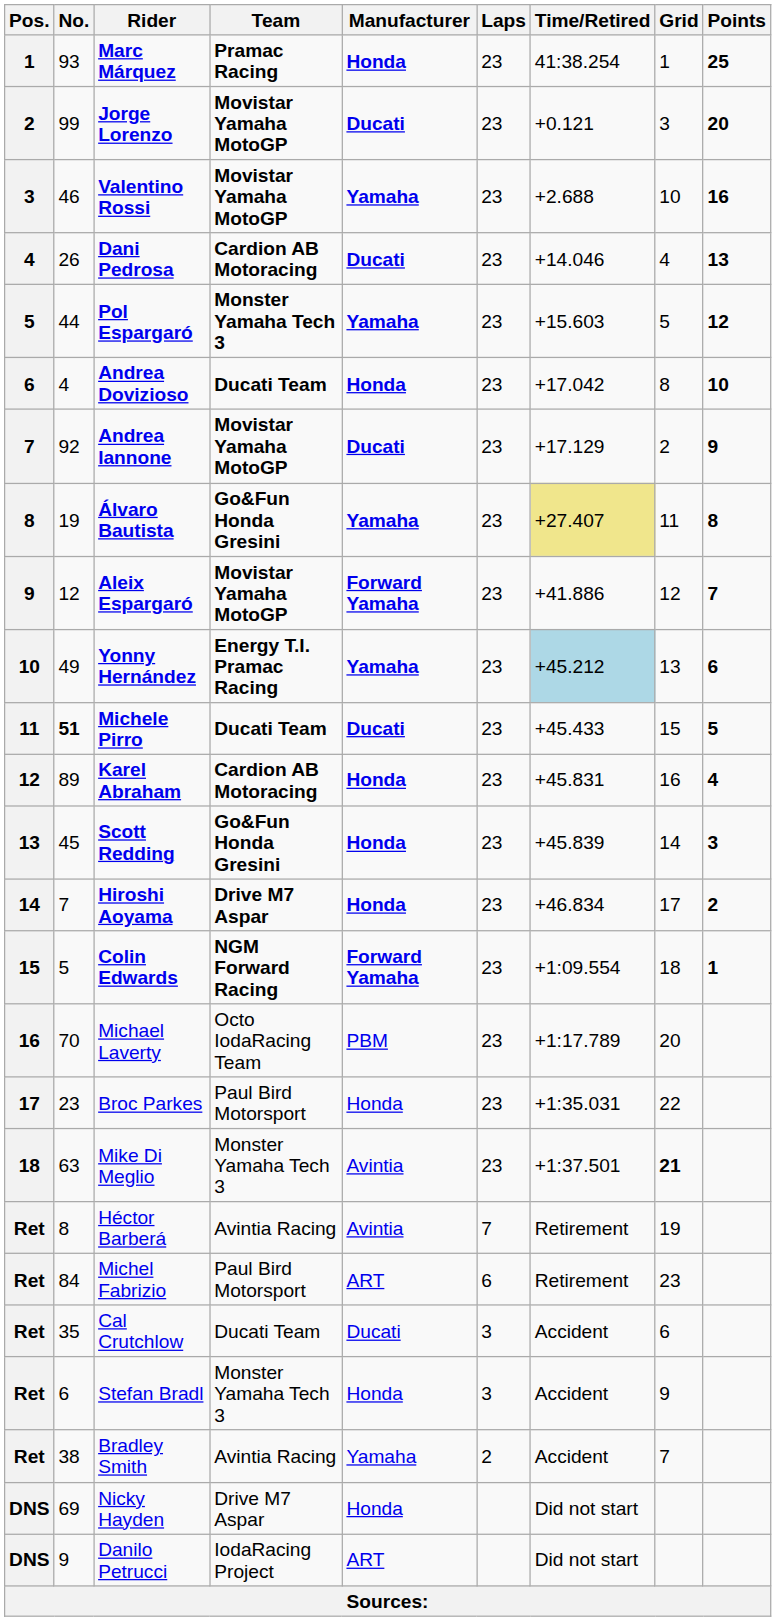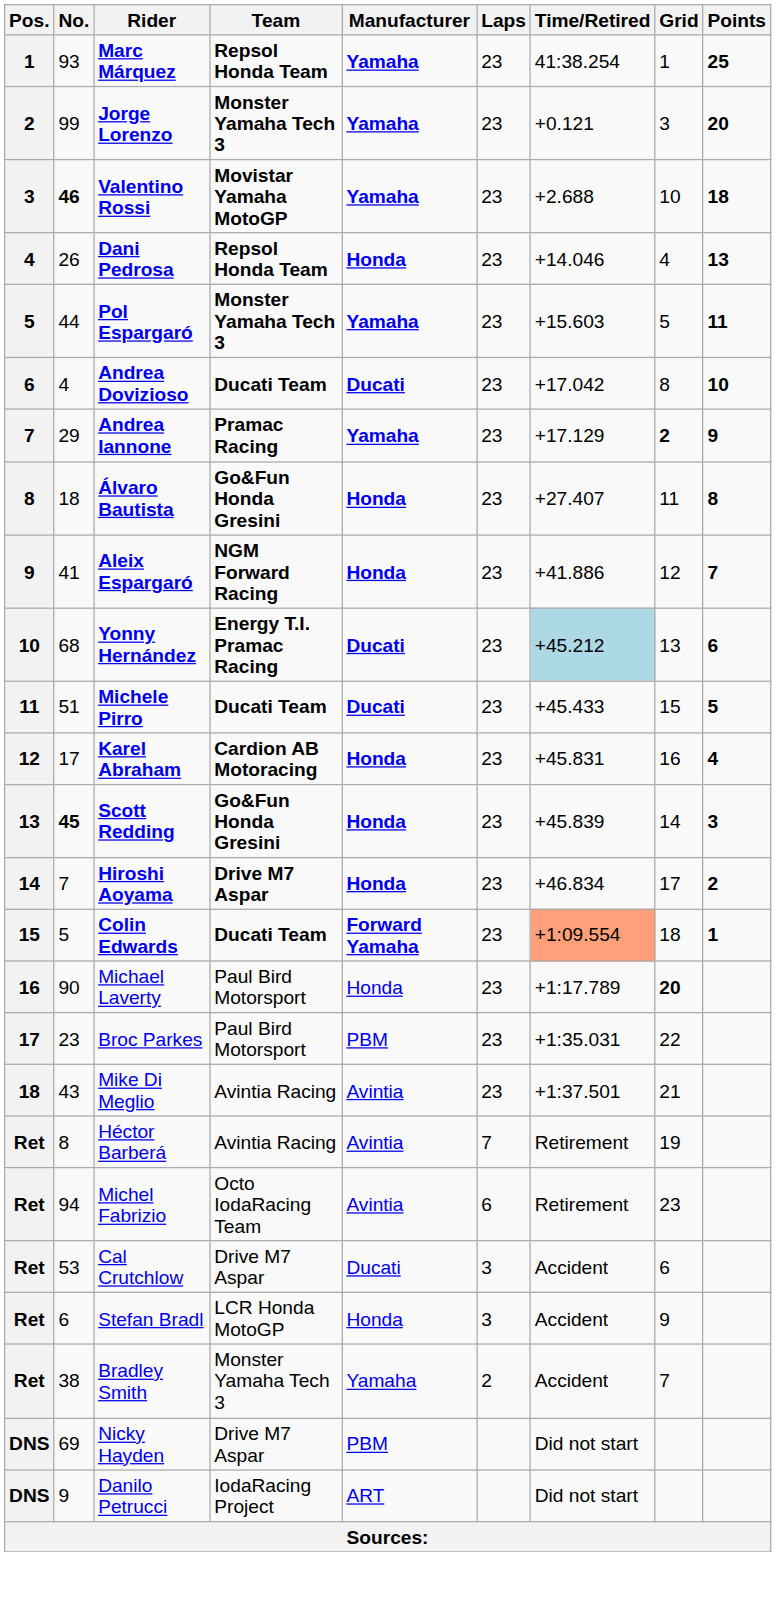(249, 61) Pramac Racing -> (271, 61) Repsol Honda Team
(376, 61) Honda -> (383, 61) Yamaha
(254, 123) Movistar Yamaha MotoGP -> (275, 123) Monster Yamaha Tech 3
(376, 123) Ducati -> (383, 123) Yamaha
(69, 197) normal -> (69, 197) bold
(718, 197) 16 -> (718, 197) 18
(267, 259) Cardion AB Motoracing -> (271, 259) Repsol Honda Team
(376, 259) Ducati -> (376, 259) Honda
(718, 322) 12 -> (718, 322) 11
(376, 384) Honda -> (376, 384) Ducati
(69, 446) 92 -> (69, 436) 29
(254, 446) Movistar Yamaha MotoGP -> (249, 436) Pramac Racing
(376, 446) Ducati -> (383, 436) Yamaha
(665, 446) normal -> (665, 436) bold
(69, 520) 19 -> (69, 498) 18
(383, 520) Yamaha -> (376, 498) Honda
(570, 520) khaki background -> (570, 498) no background
(69, 593) 12 -> (69, 571) 41
(254, 593) Movistar Yamaha MotoGP -> (252, 571) NGM Forward Racing
(384, 593) Forward Yamaha -> (376, 571) Honda
(69, 666) 49 -> (69, 644) 68
(383, 666) Yamaha -> (376, 644) Ducati
(69, 728) bold -> (69, 707) normal
(69, 780) 89 -> (69, 759) 17
(69, 843) normal -> (69, 821) bold
(252, 967) NGM Forward Racing -> (270, 935) Ducati Team
(578, 967) no background -> (578, 935) lightsalmon background
(69, 1041) 70 -> (69, 987) 90
(263, 1041) Octo IodaRacing Team -> (260, 987) Paul Bird Motorsport
(367, 1041) PBM -> (375, 987) Honda
(670, 1041) normal -> (670, 987) bold
(375, 1103) Honda -> (367, 1039) PBM
(69, 1165) 63 -> (69, 1091) 43
(272, 1165) Monster Yamaha Tech 3 -> (275, 1091) Avintia Racing
(670, 1165) bold -> (670, 1091) normal
(69, 1280) 84 -> (69, 1205) 94
(260, 1280) Paul Bird Motorsport -> (263, 1205) Octo IodaRacing Team
(365, 1280) ART -> (375, 1205) Avintia
(69, 1331) 35 -> (69, 1267) 53
(267, 1331) Ducati Team -> (253, 1267) Drive M7 Aspar
(272, 1394) Monster Yamaha Tech 3 -> (264, 1319) LCR Honda MotoGP
(275, 1456) Avintia Racing -> (272, 1381) Monster Yamaha Tech 3
(375, 1508) Honda -> (367, 1444) PBM
